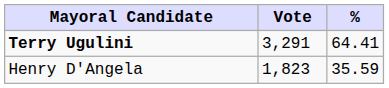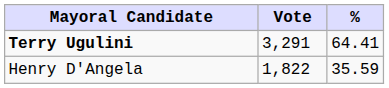(286, 70) 1,823 -> (286, 70) 1,822
